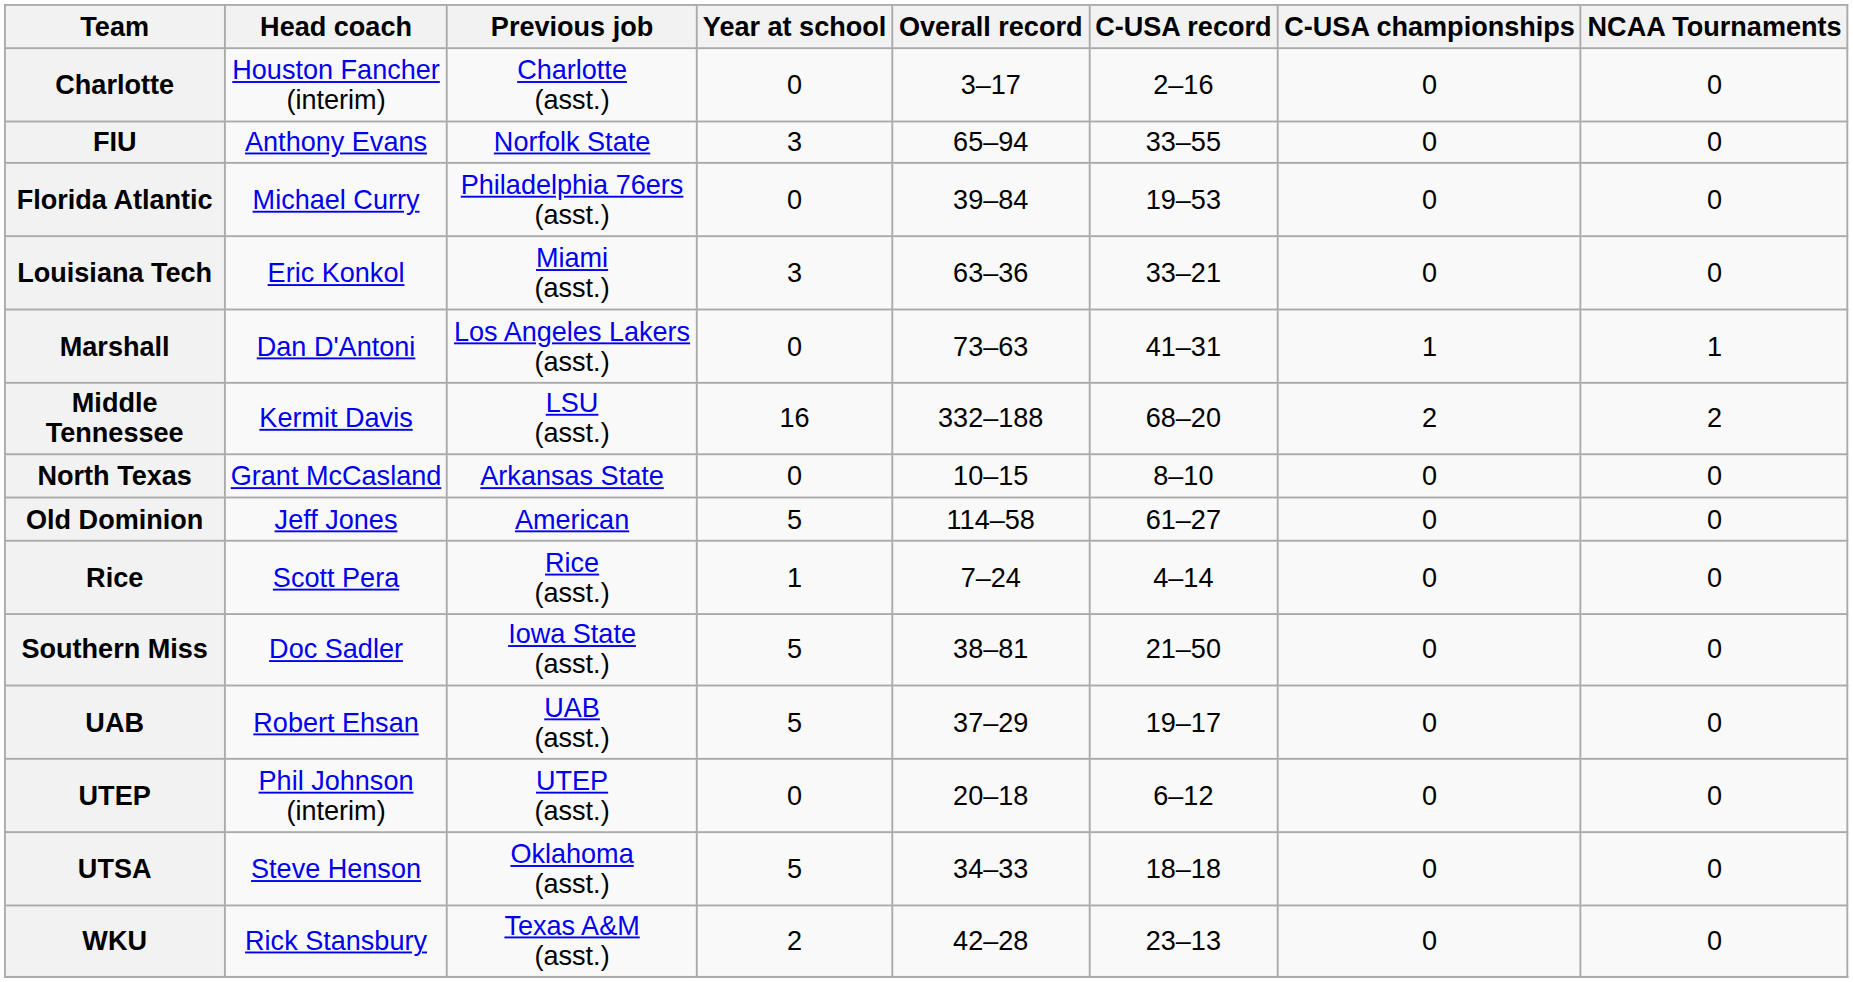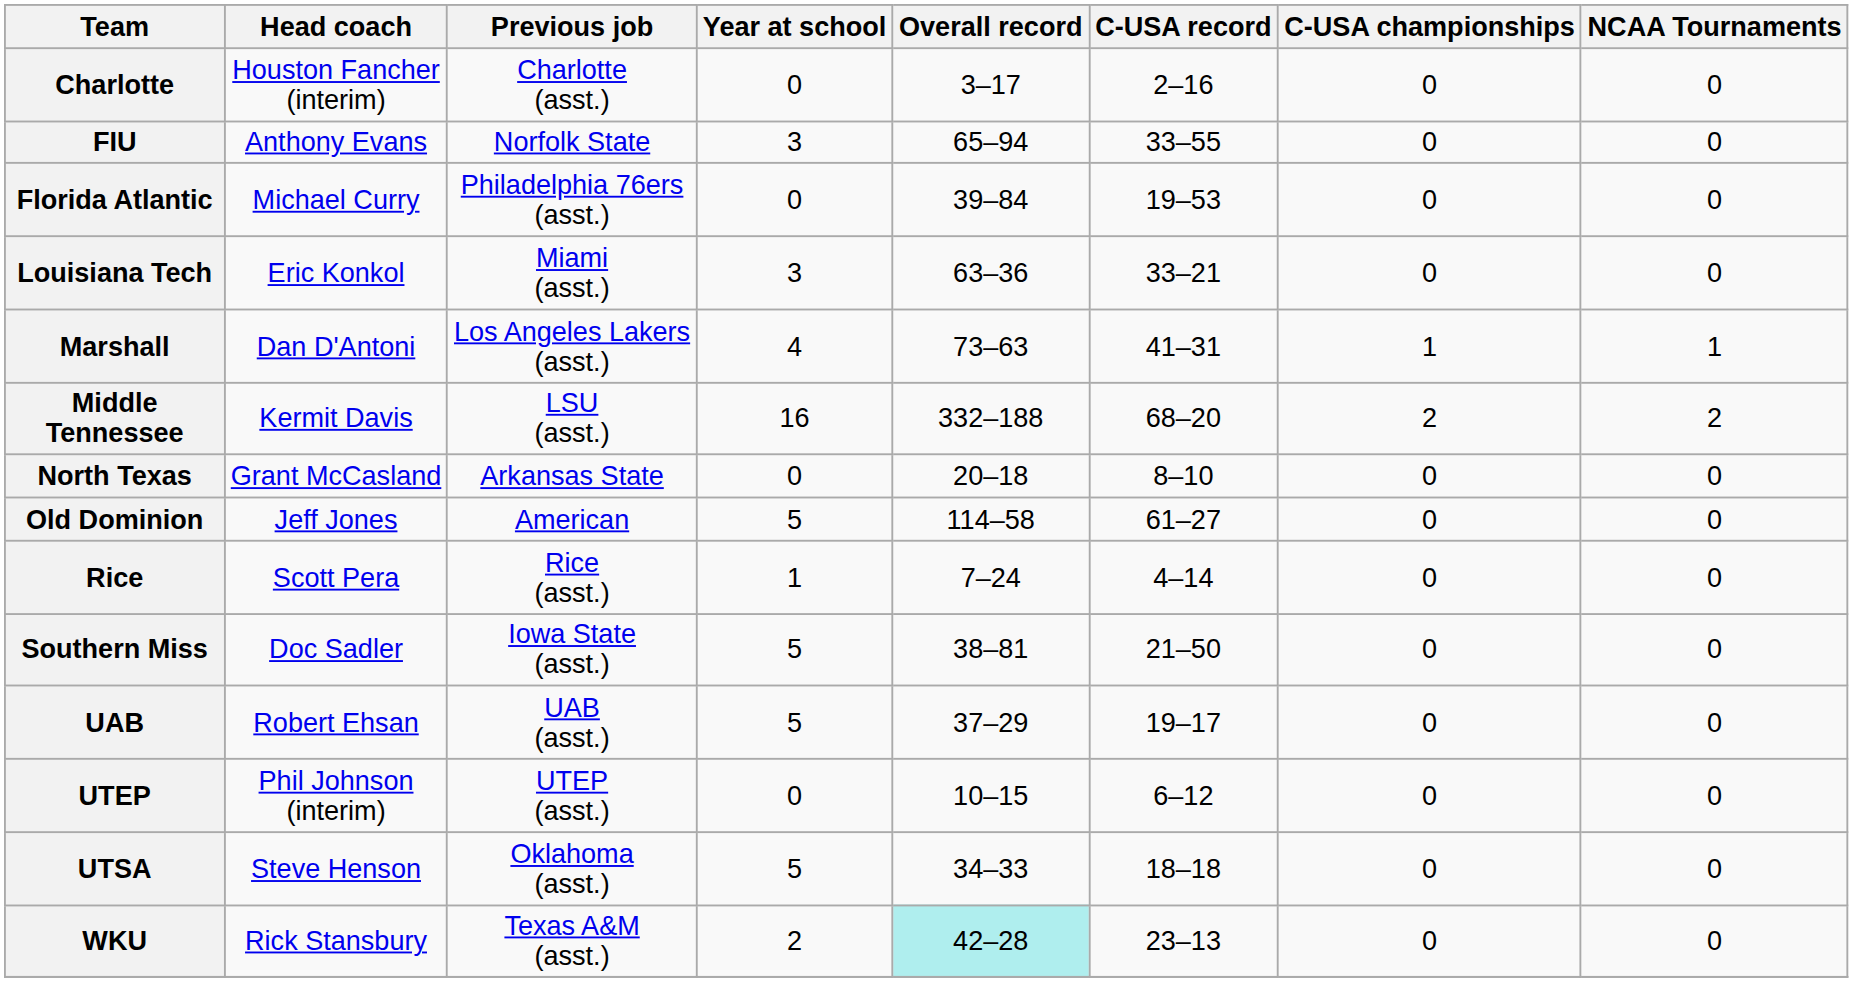(795, 346) 0 -> (795, 346) 4
(991, 477) 10–15 -> (991, 477) 20–18
(991, 796) 20–18 -> (991, 796) 10–15
(991, 941) no background -> (991, 941) paleturquoise background
